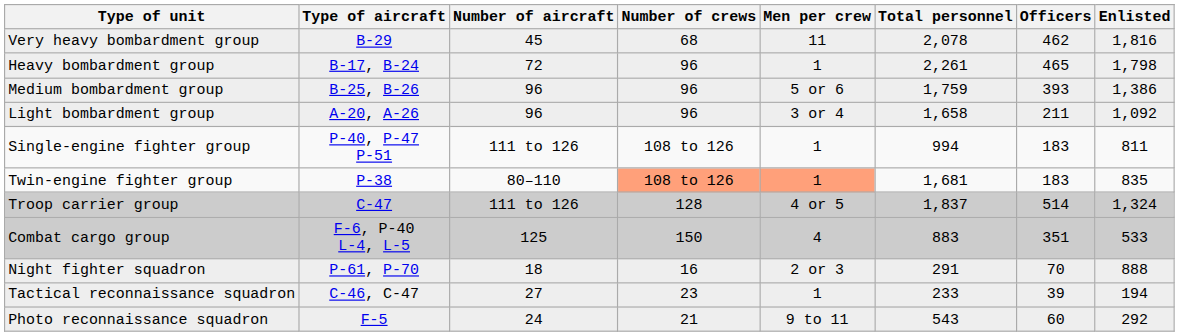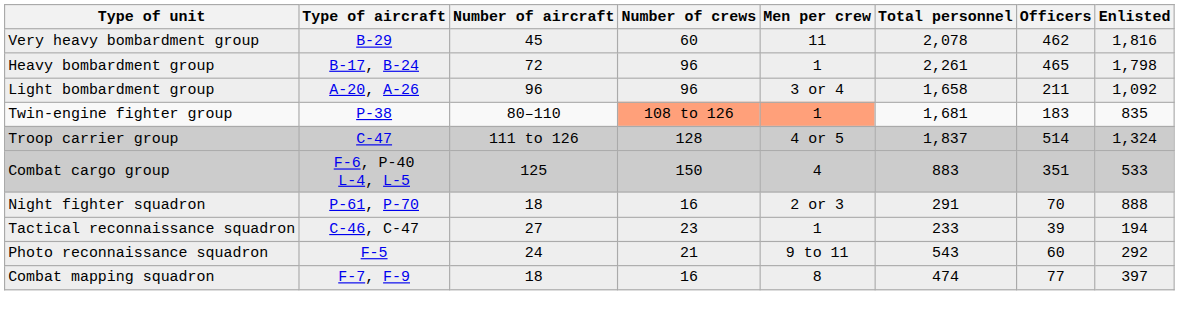(689, 41) 68 -> (689, 41) 60
- row: (116, 90)
- row: (129, 147)
+ row: (111, 278)
